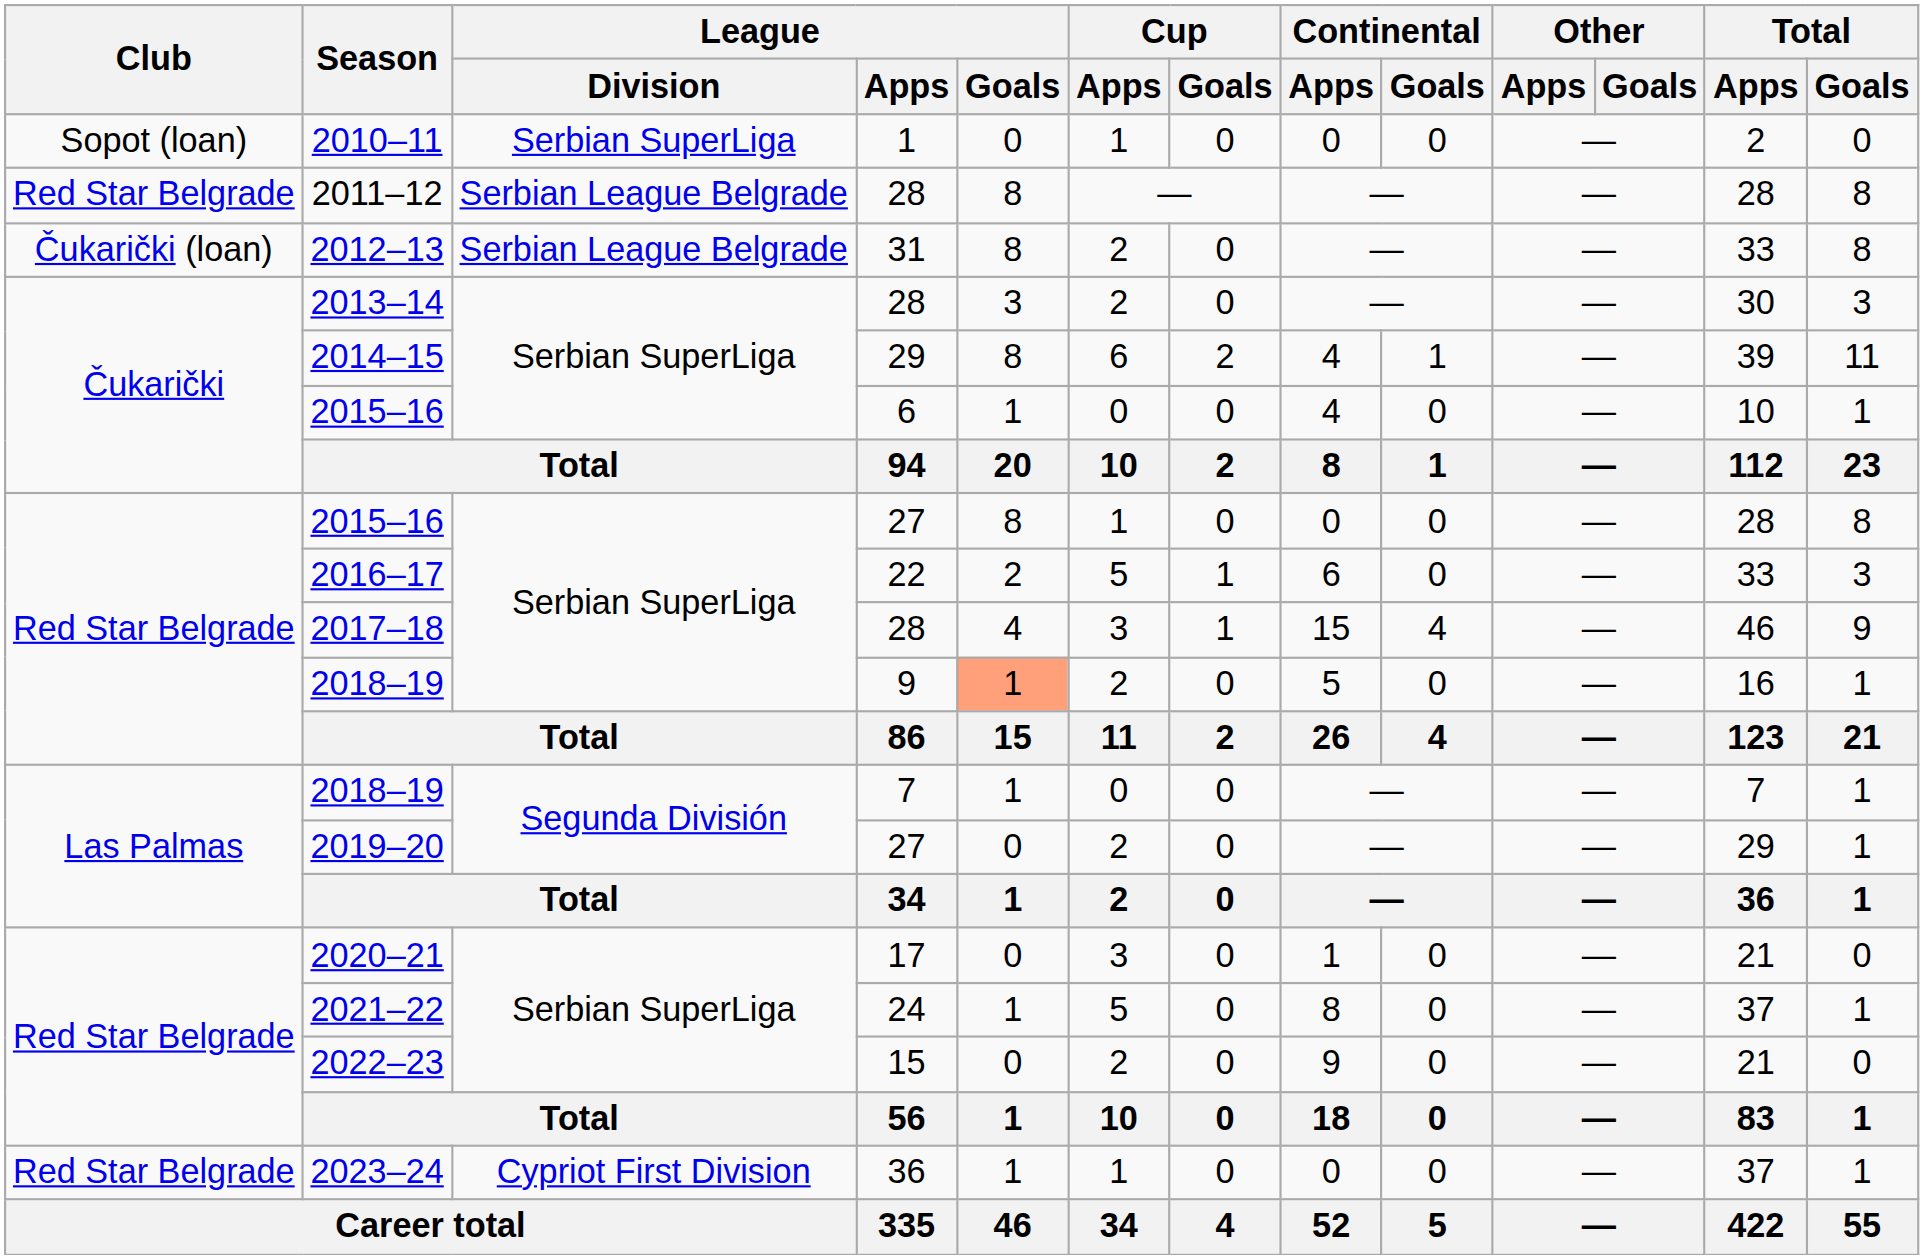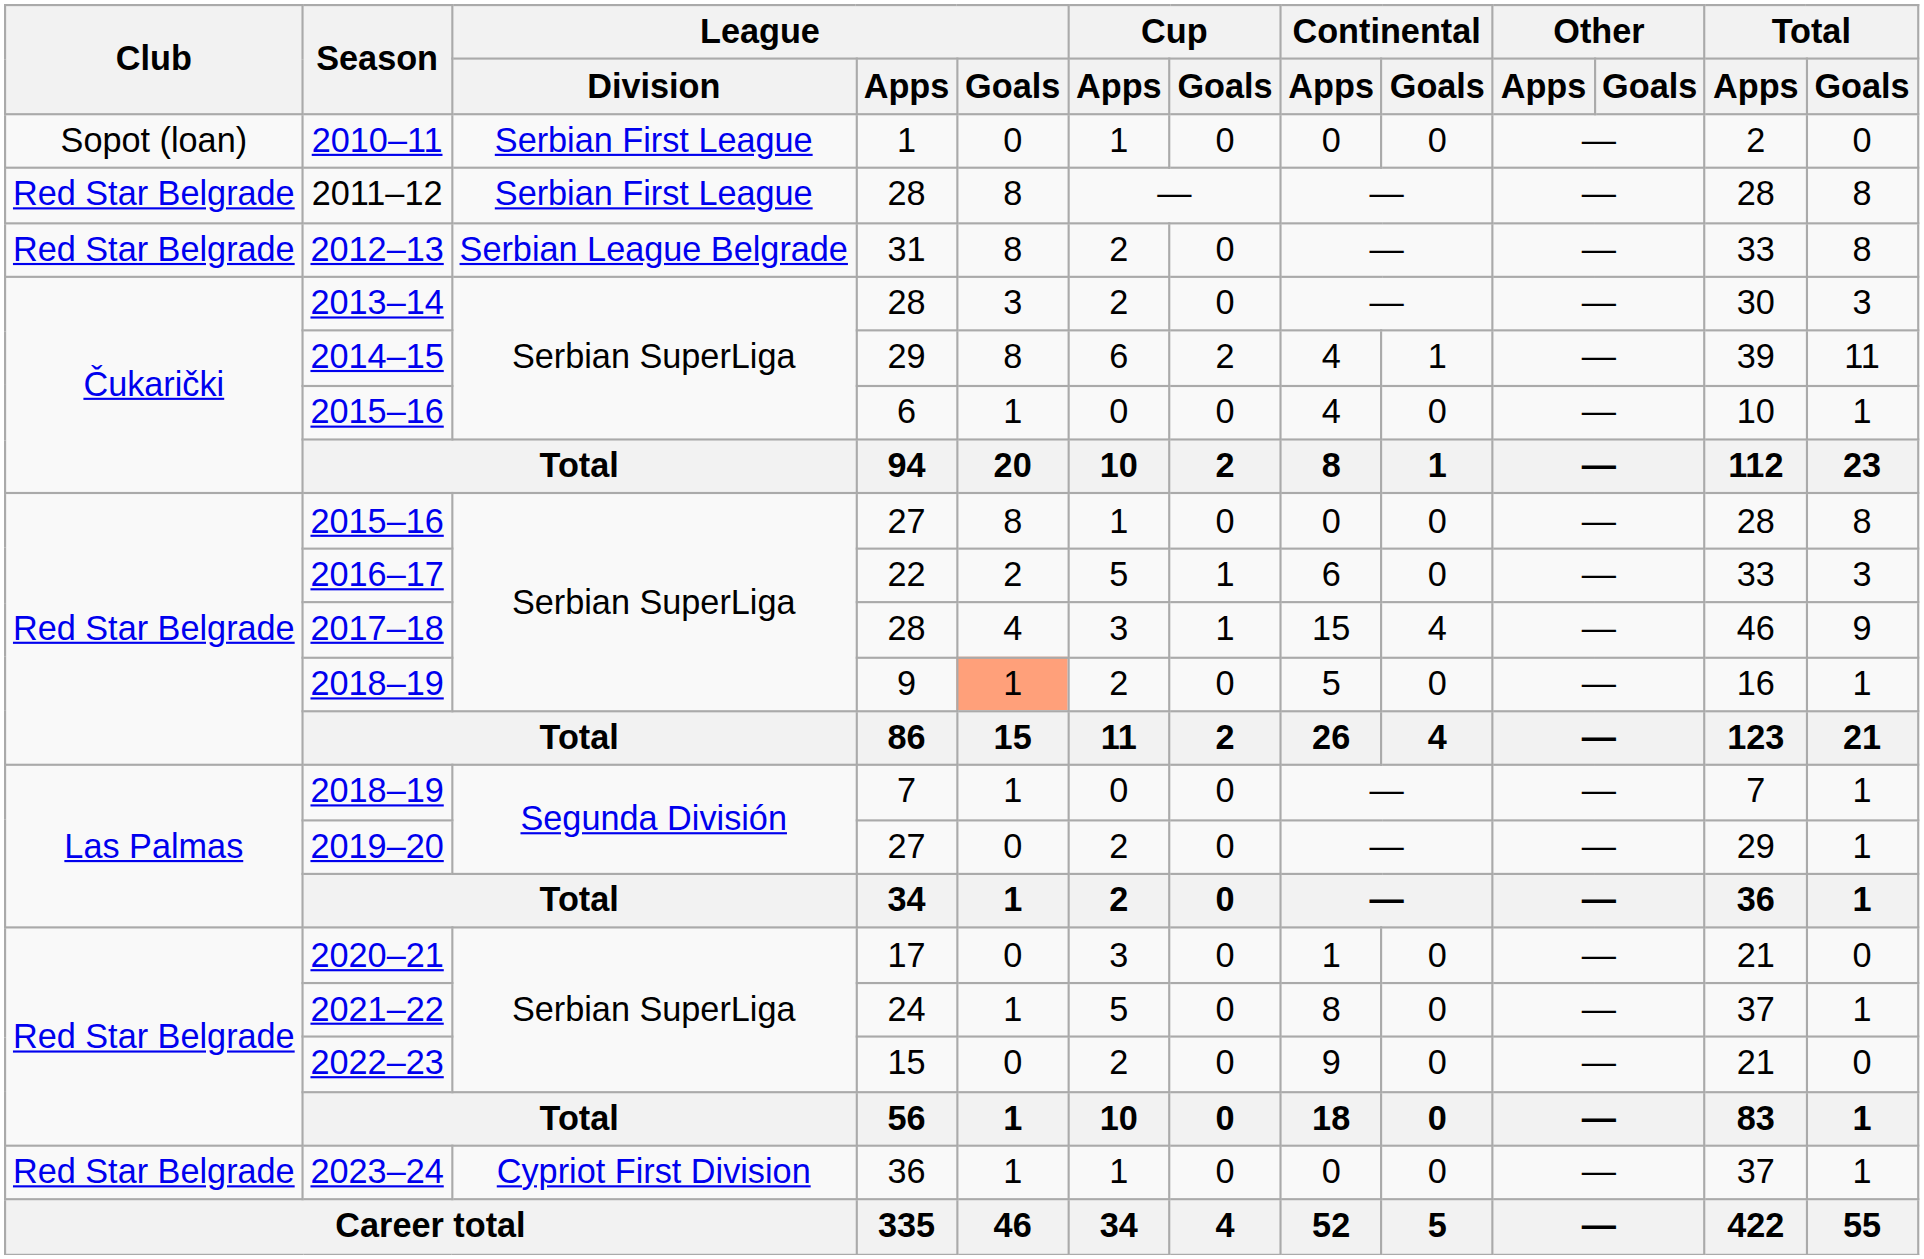(654, 140) Serbian SuperLiga -> (654, 140) Serbian First League
(654, 194) Serbian League Belgrade -> (654, 194) Serbian First League
(154, 248) Čukarički (loan) -> (154, 248) Red Star Belgrade
